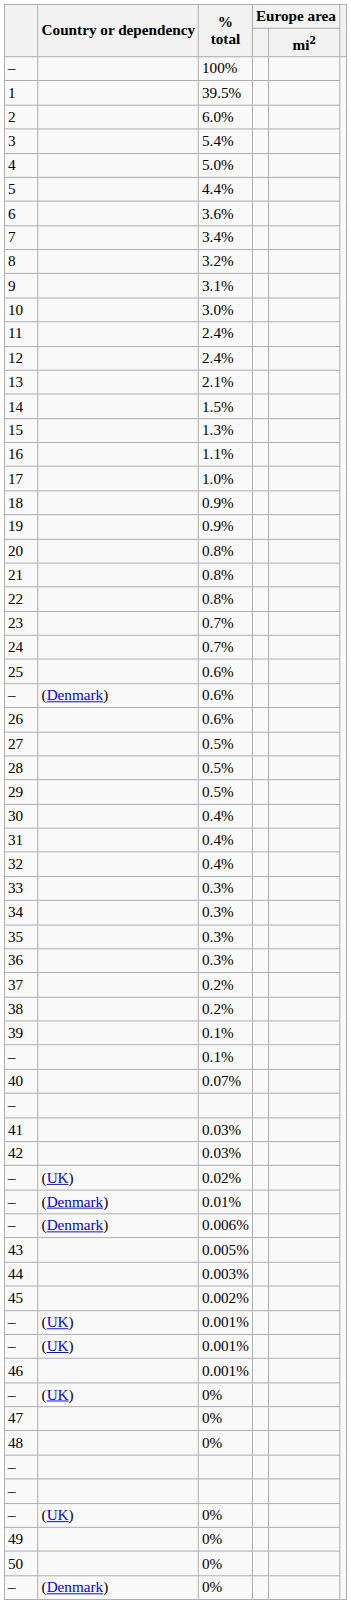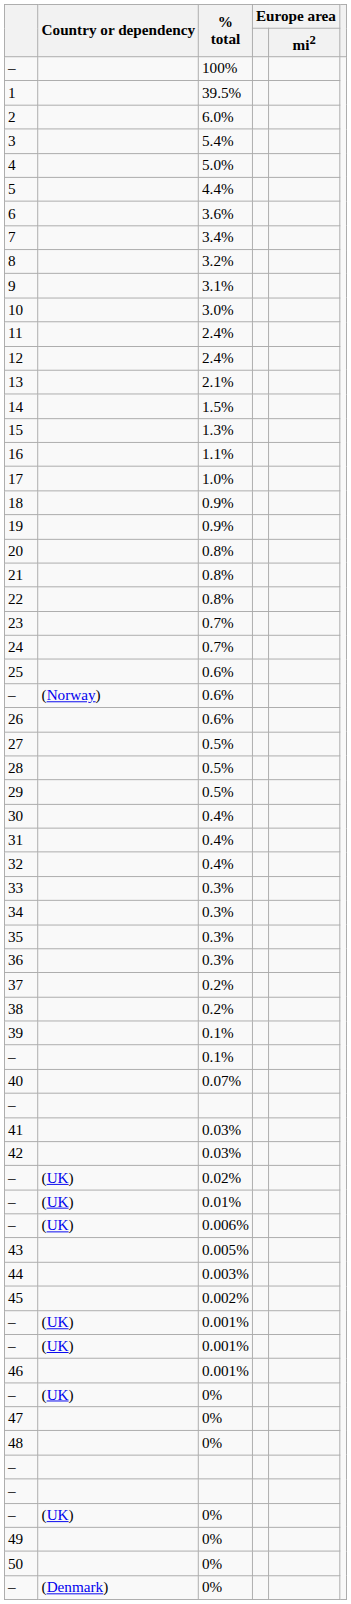(75, 695) (Denmark) -> (71, 695) (Norway)
(75, 1201) (Denmark) -> (58, 1201) (UK)
(75, 1225) (Denmark) -> (58, 1225) (UK)
